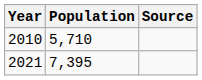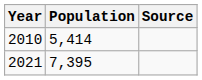(71, 40) 5,710 -> (71, 40) 5,414
